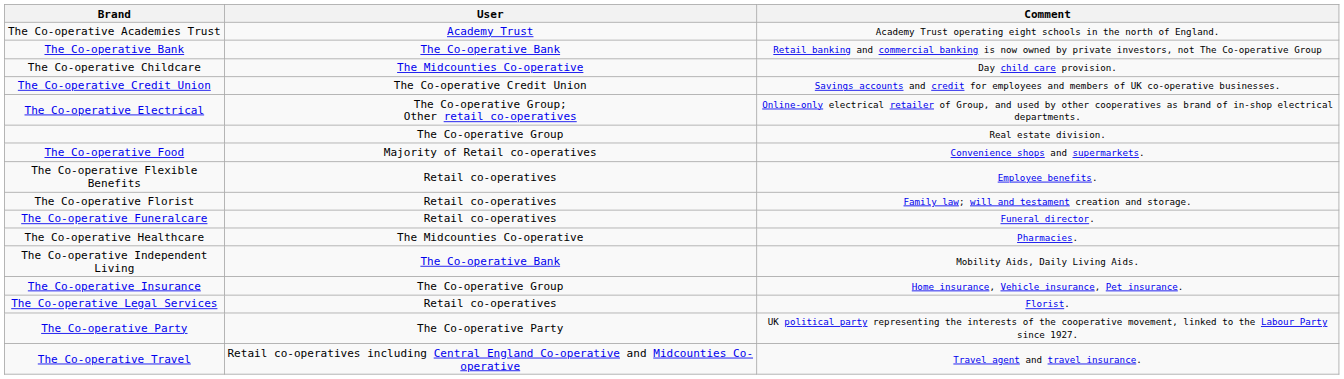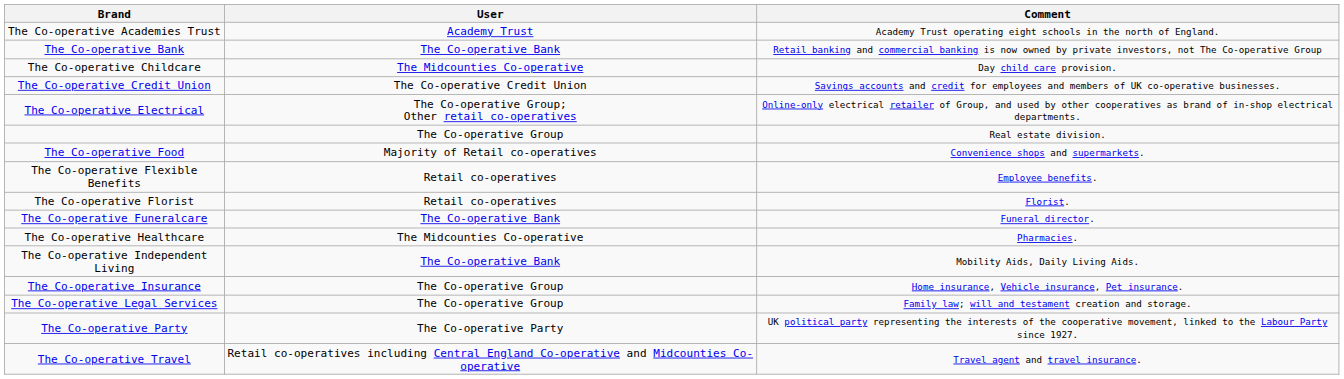(1048, 202) Family law; will and testament creation and storage. -> (1048, 202) Florist.
(490, 219) Retail co-operatives -> (490, 219) The Co-operative Bank
(490, 304) Retail co-operatives -> (490, 304) The Co-operative Group
(1048, 305) Florist. -> (1048, 305) Family law; will and testament creation and storage.
